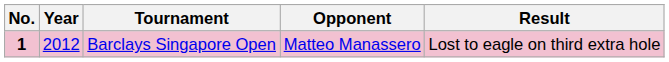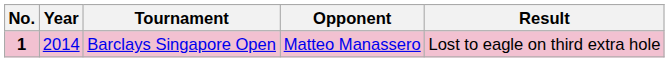(61, 44) 2012 -> (61, 44) 2014
